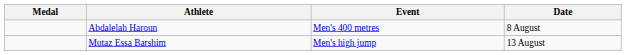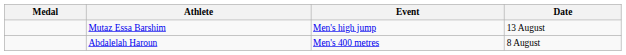rows swapped: (127, 43) <-> (123, 28)
